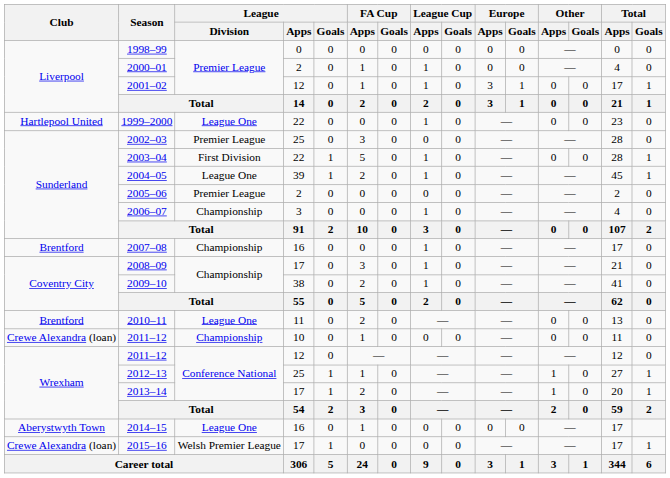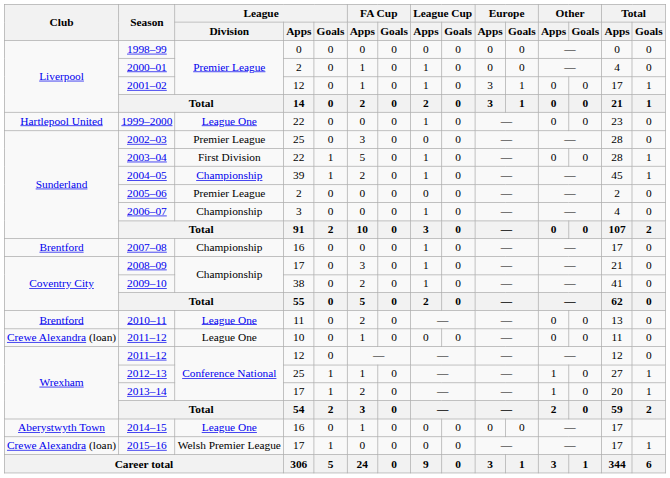(229, 175) League One -> (229, 175) Championship
(229, 337) Championship -> (229, 337) League One
